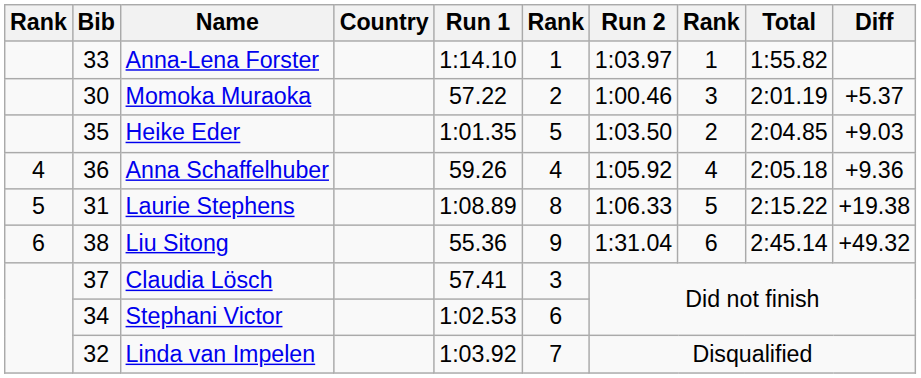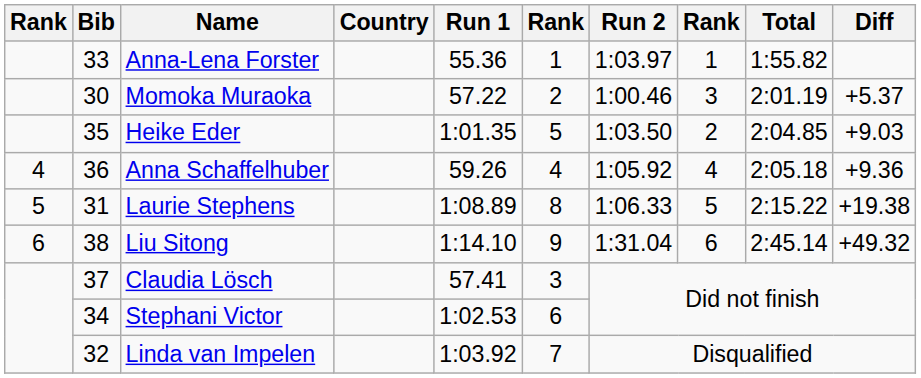(478, 59) 1:14.10 -> (478, 59) 55.36
(478, 243) 55.36 -> (478, 243) 1:14.10
